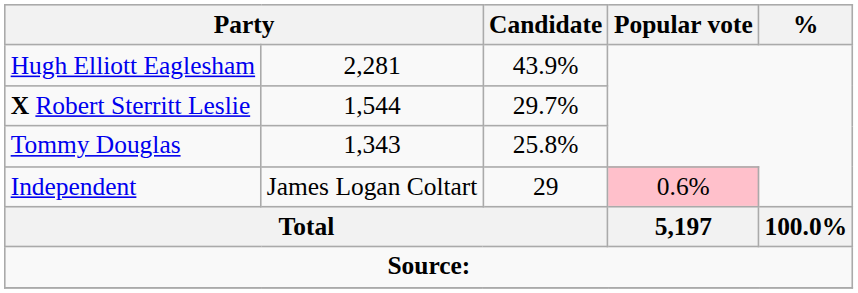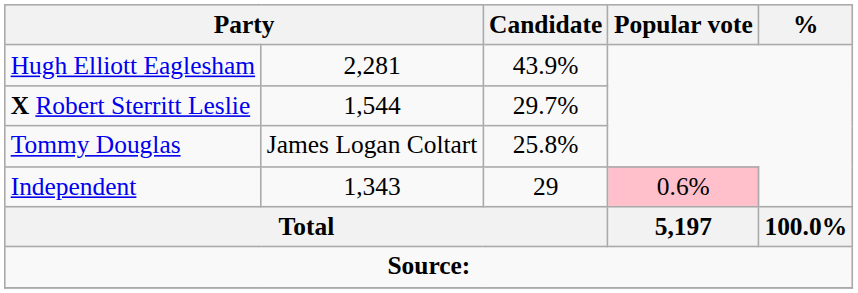(372, 145) 1,343 -> (372, 145) James Logan Coltart
(372, 186) James Logan Coltart -> (372, 186) 1,343
